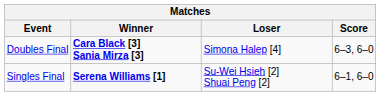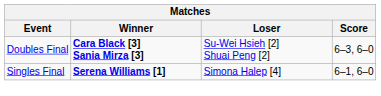(242, 50) Simona Halep [4] -> (241, 50) Su-Wei Hsieh [2] Shuai Peng [2]
(241, 77) Su-Wei Hsieh [2] Shuai Peng [2] -> (242, 71) Simona Halep [4]
